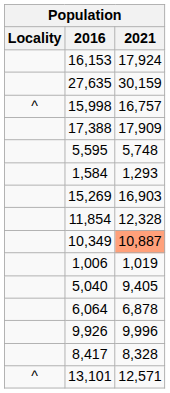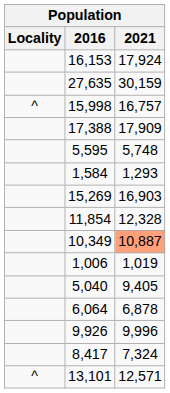(140, 354) 8,328 -> (140, 354) 7,324
